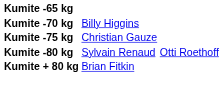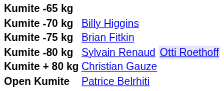(119, 38) Christian Gauze -> (108, 38) Brian Fitkin
(189, 52) no background -> (189, 52) lavender background
(108, 67) Brian Fitkin -> (119, 67) Christian Gauze
+ row: (37, 81)
